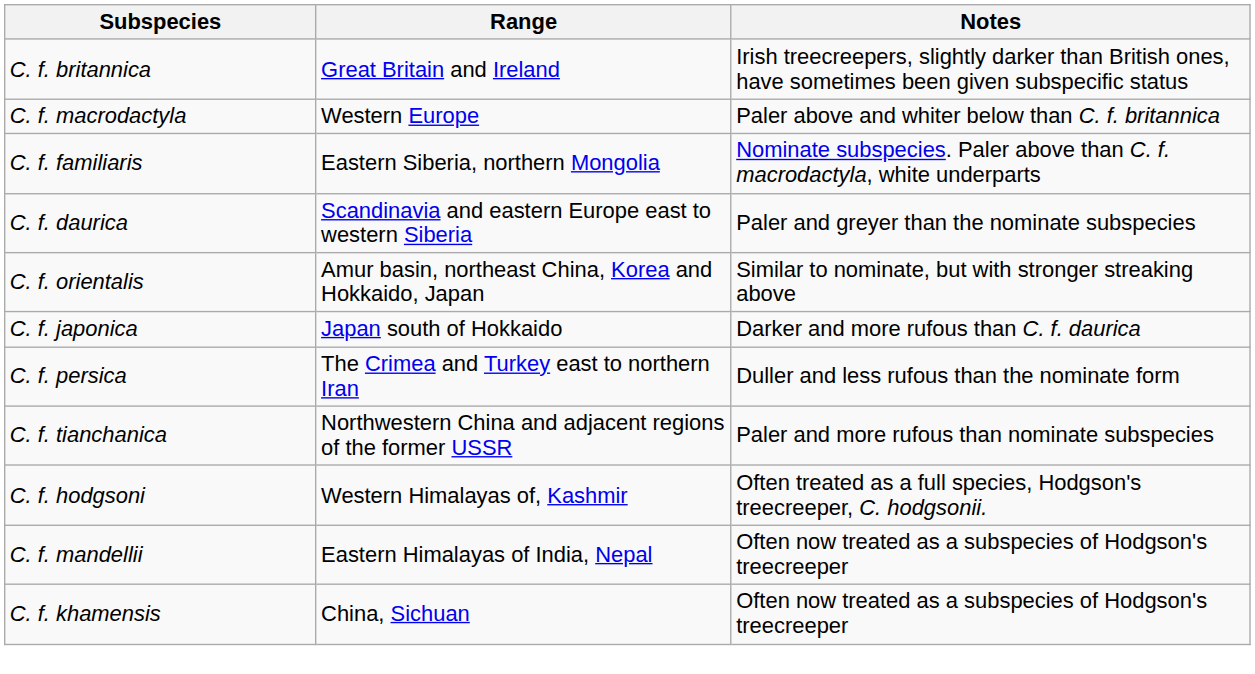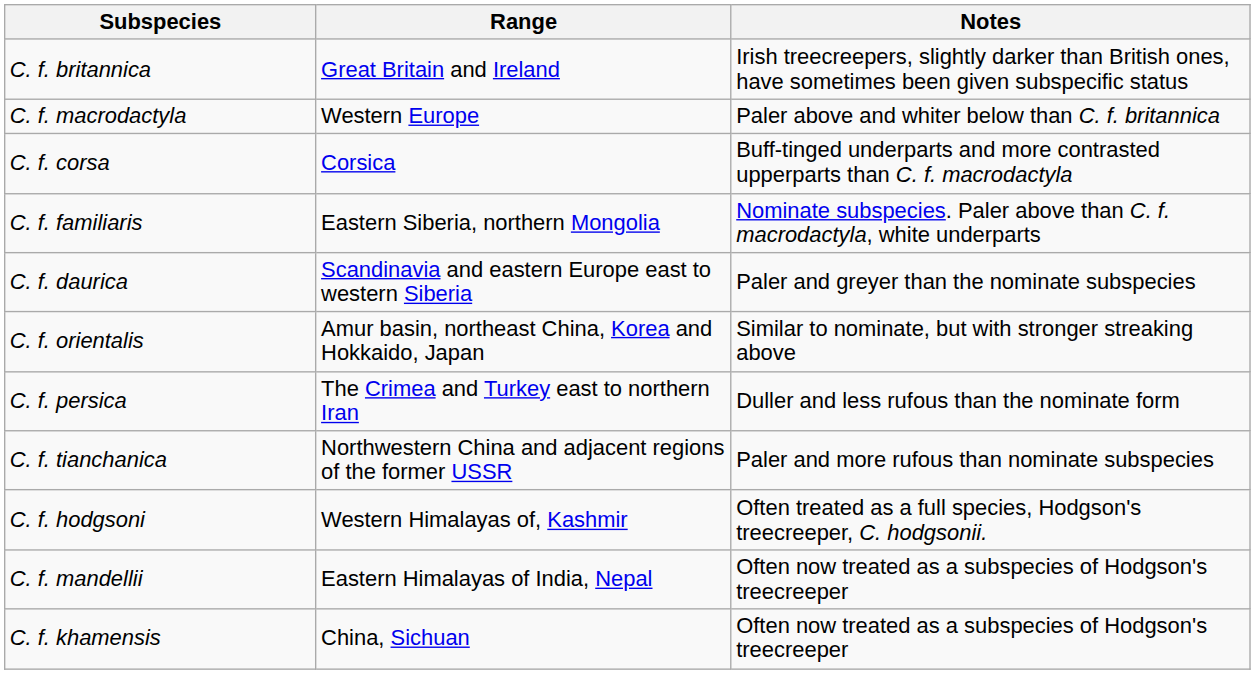+ row: (60, 163)
- row: (74, 329)
